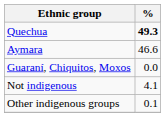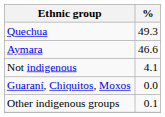(148, 31) bold -> (148, 31) normal
rows swapped: (69, 67) <-> (42, 85)
